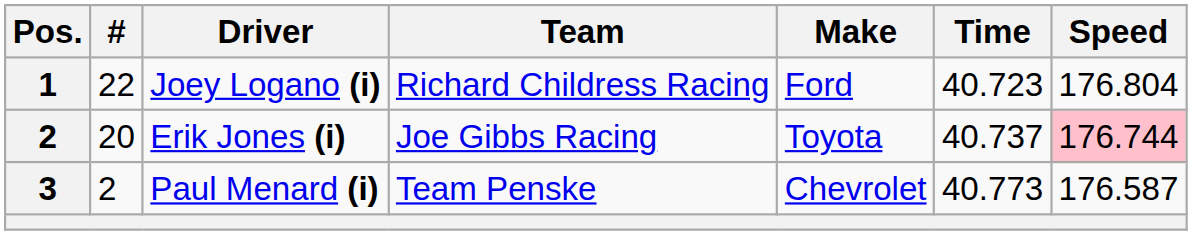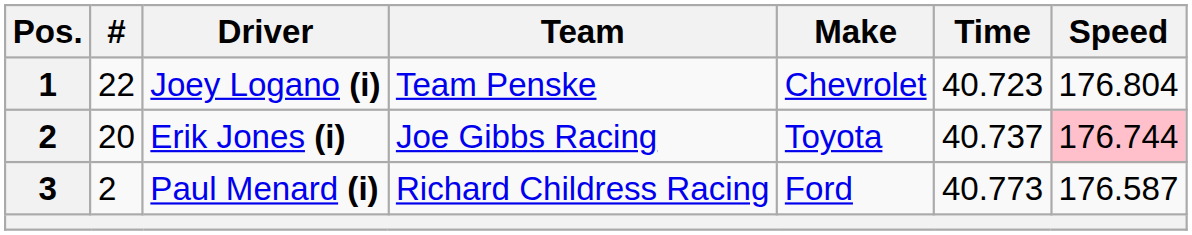(583, 84) Richard Childress Racing -> (496, 84) Team Penske
(819, 84) Ford -> (856, 84) Chevrolet
(496, 189) Team Penske -> (583, 189) Richard Childress Racing
(856, 189) Chevrolet -> (819, 189) Ford
